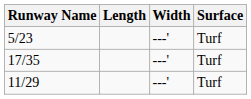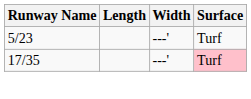(209, 60) no background -> (209, 60) pink background
- row: (23, 82)
